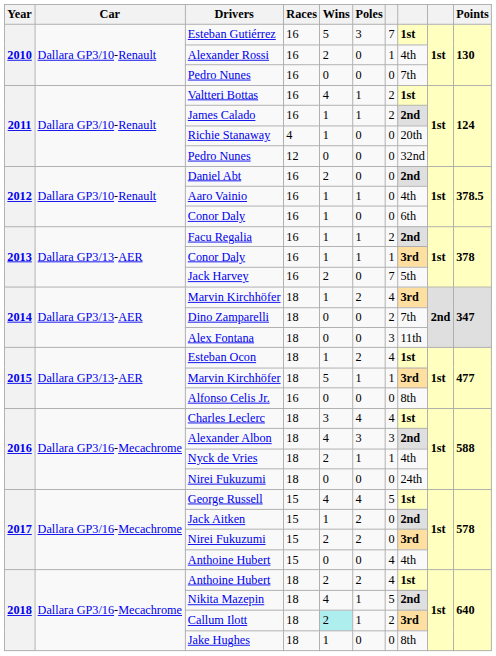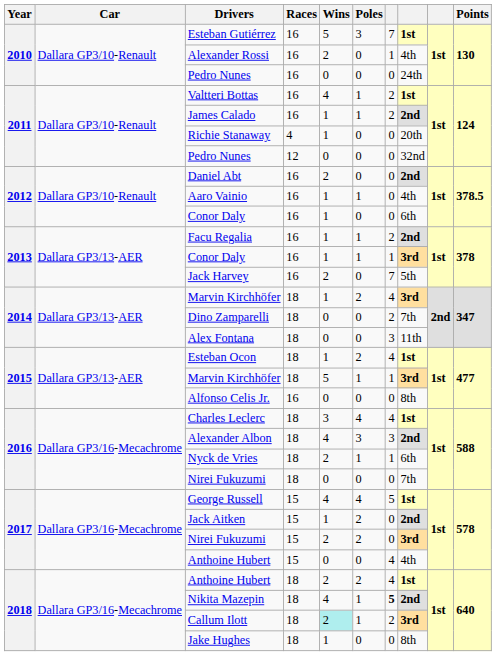(408, 74) 7th -> (411, 74) 24th
(408, 458) 4th -> (408, 458) 6th
(411, 478) 24th -> (408, 478) 7th
(392, 599) normal -> (392, 599) bold
